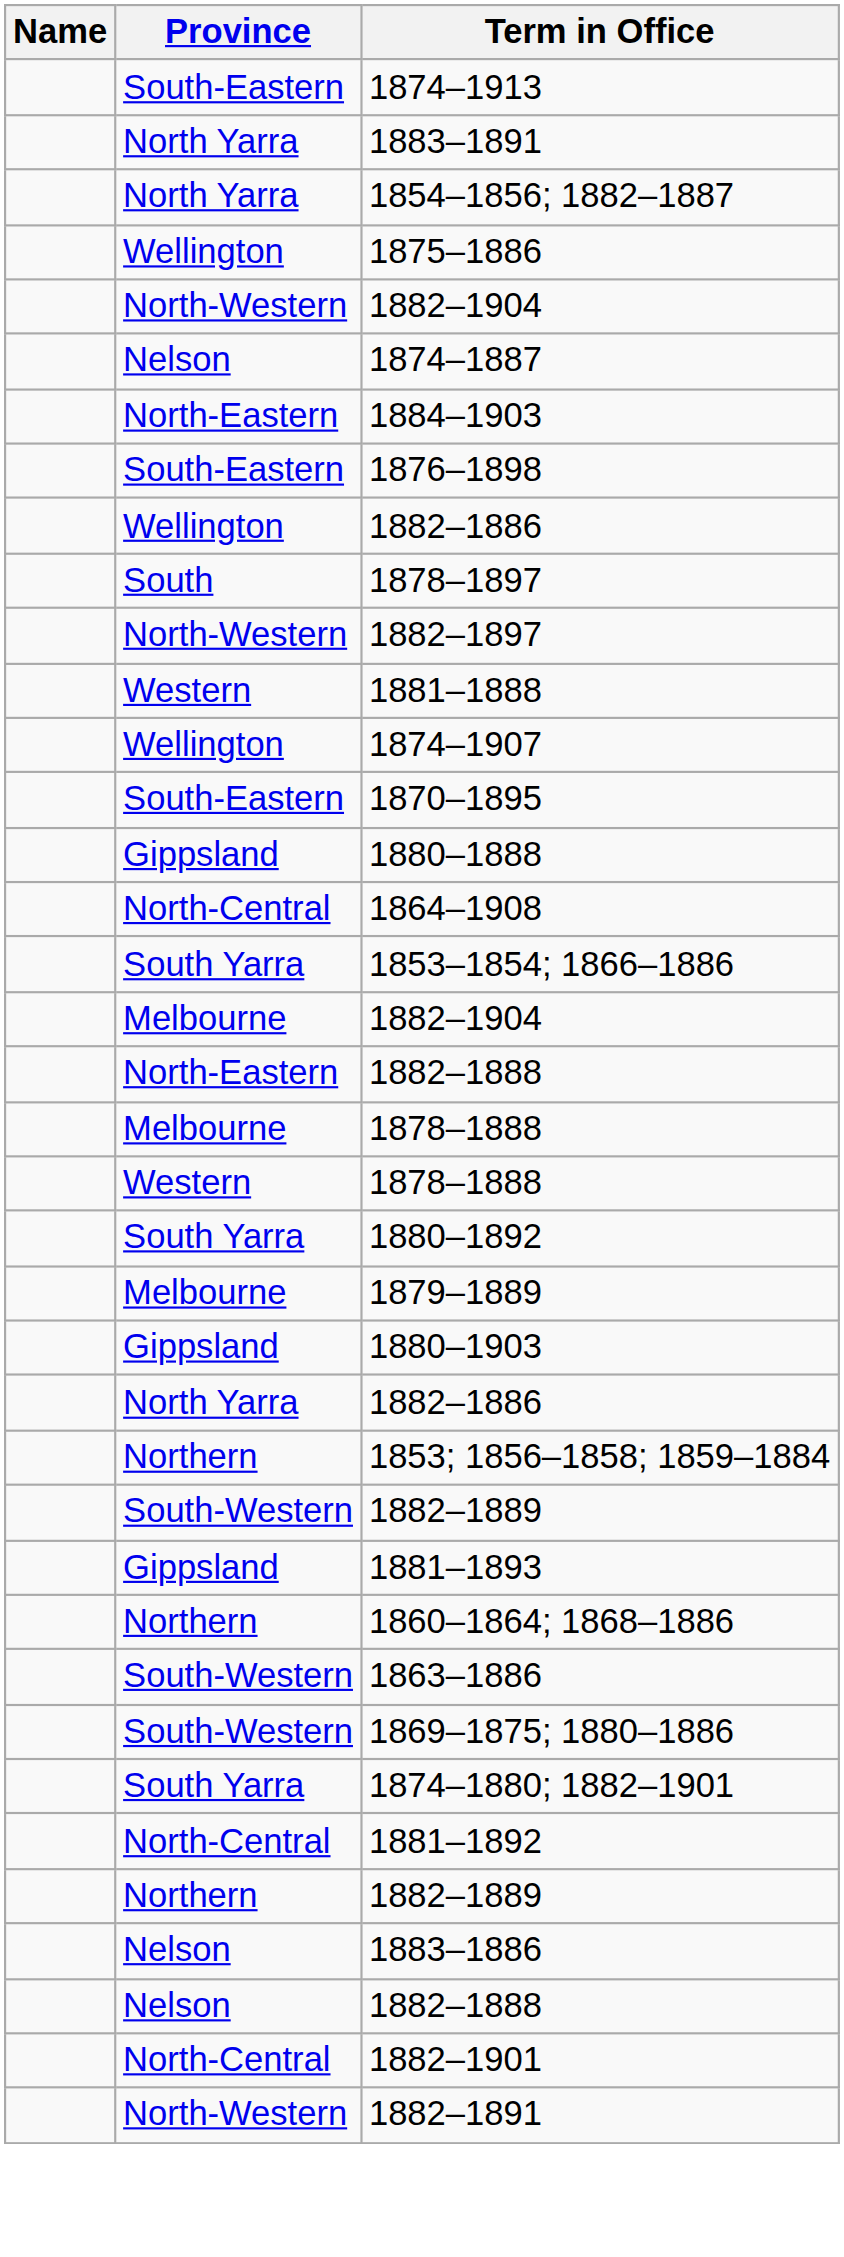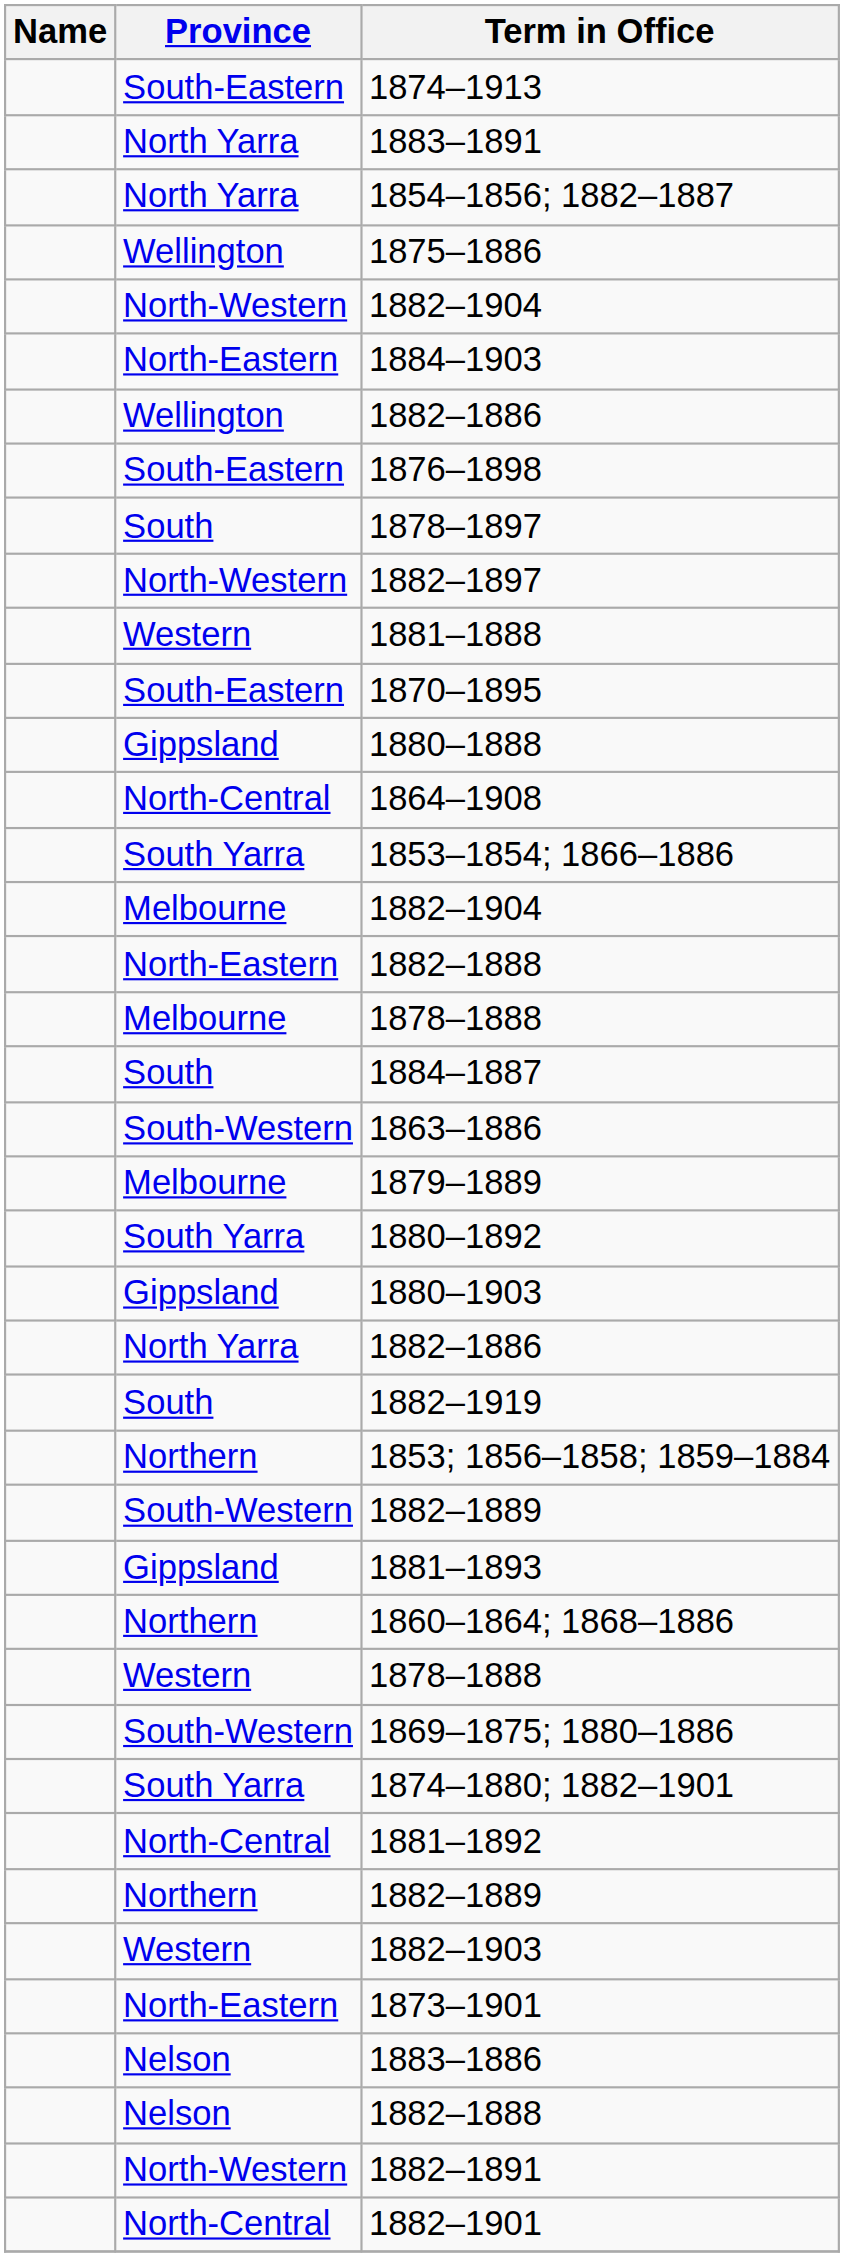- row: (177, 360)
rows swapped: (234, 470) <-> (203, 525)
- row: (203, 744)
+ row: (168, 1073)
rows swapped: (238, 1676) <-> (187, 1182)
rows swapped: (205, 1292) <-> (214, 1237)
+ row: (168, 1402)
+ row: (187, 1950)
+ row: (231, 2005)
rows swapped: (235, 2114) <-> (227, 2059)
